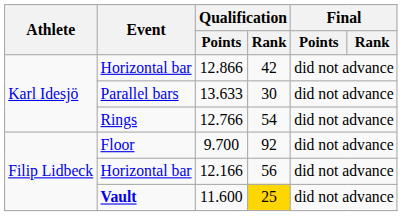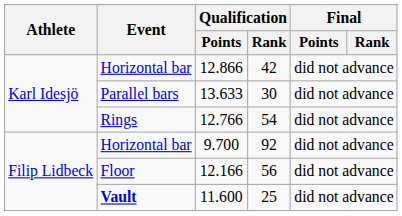(118, 145) Floor -> (146, 145) Horizontal bar
(146, 171) Horizontal bar -> (118, 171) Floor
(269, 197) gold background -> (269, 197) no background
